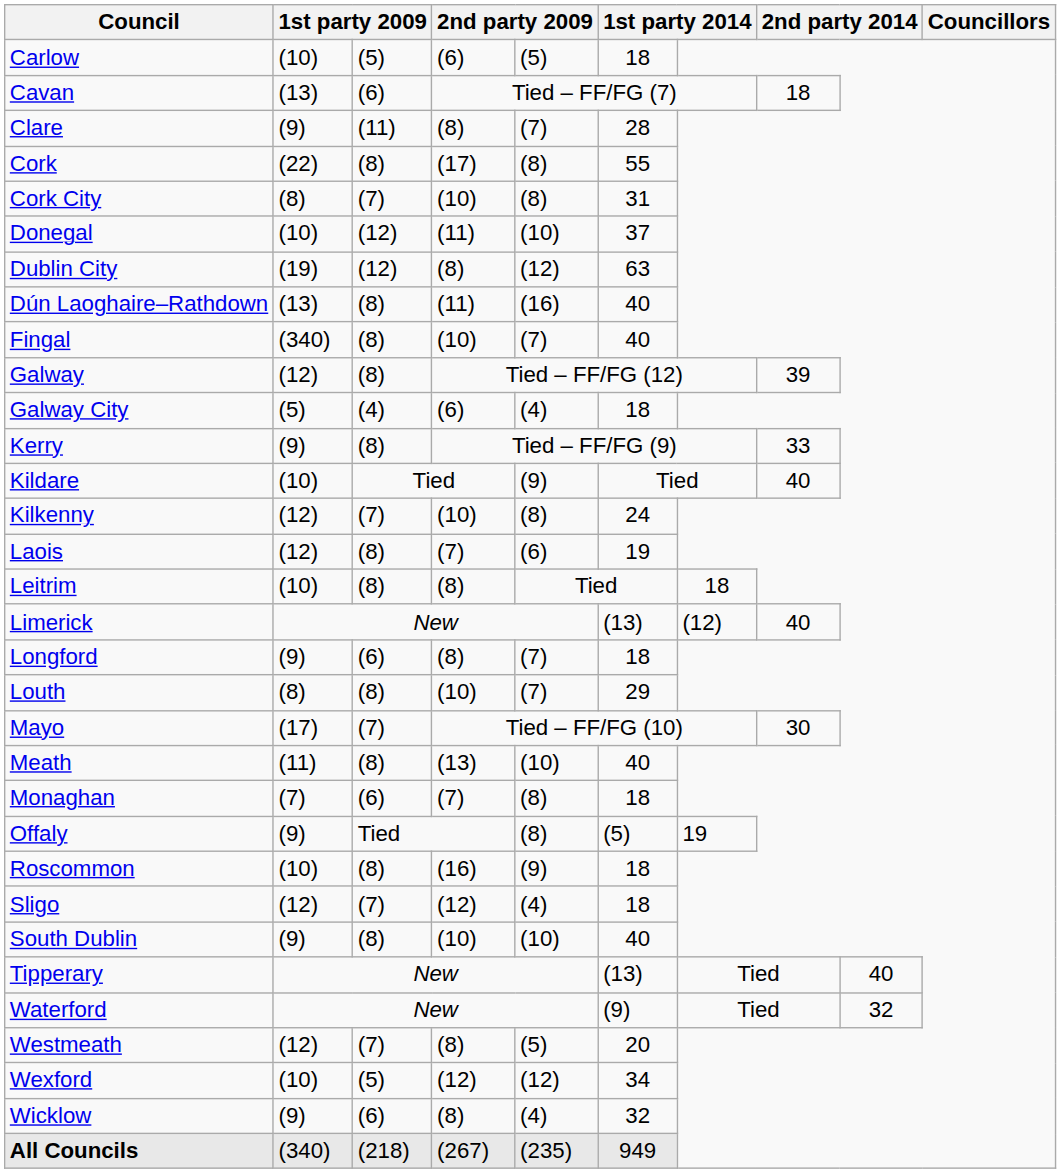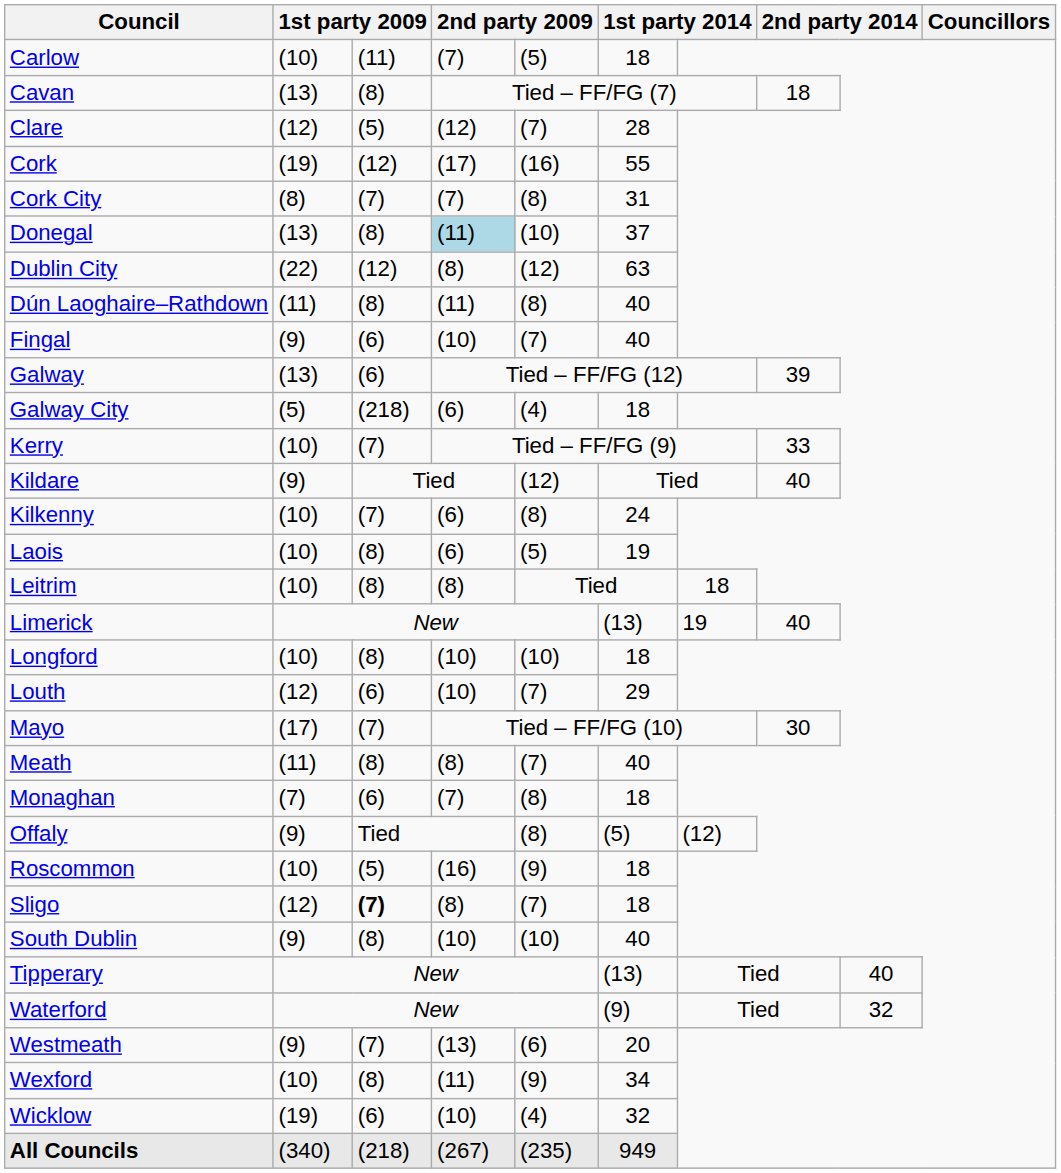(371, 57) (5) -> (377, 57) (11)
(451, 57) (6) -> (451, 57) (7)
(371, 92) (6) -> (371, 92) (8)
(292, 127) (9) -> (298, 127) (12)
(377, 127) (11) -> (371, 127) (5)
(451, 127) (8) -> (457, 127) (12)
(298, 163) (22) -> (298, 163) (19)
(371, 163) (8) -> (378, 163) (12)
(534, 163) (8) -> (540, 163) (16)
(457, 198) (10) -> (451, 198) (7)
(298, 233) (10) -> (298, 233) (13)
(378, 233) (12) -> (371, 233) (8)
(456, 233) no background -> (456, 233) lightblue background
(298, 269) (19) -> (298, 269) (22)
(298, 304) (13) -> (297, 304) (11)
(540, 304) (16) -> (534, 304) (8)
(304, 339) (340) -> (292, 339) (9)
(371, 339) (8) -> (371, 339) (6)
(298, 374) (12) -> (298, 374) (13)
(371, 374) (8) -> (371, 374) (6)
(371, 410) (4) -> (384, 410) (218)
(292, 445) (9) -> (298, 445) (10)
(371, 445) (8) -> (371, 445) (7)
(298, 480) (10) -> (292, 480) (9)
(534, 480) (9) -> (540, 480) (12)
(298, 515) (12) -> (298, 515) (10)
(457, 515) (10) -> (451, 515) (6)
(298, 551) (12) -> (298, 551) (10)
(451, 551) (7) -> (451, 551) (6)
(534, 551) (6) -> (534, 551) (5)
(702, 621) (12) -> (695, 621) 19
(292, 657) (9) -> (298, 657) (10)
(371, 657) (6) -> (371, 657) (8)
(451, 657) (8) -> (457, 657) (10)
(534, 657) (7) -> (540, 657) (10)
(292, 692) (8) -> (298, 692) (12)
(371, 692) (8) -> (371, 692) (6)
(457, 762) (13) -> (451, 762) (8)
(540, 762) (10) -> (534, 762) (7)
(695, 833) 19 -> (702, 833) (12)
(371, 868) (8) -> (371, 868) (5)
(371, 903) normal -> (371, 903) bold
(457, 903) (12) -> (451, 903) (8)
(534, 903) (4) -> (534, 903) (7)
(298, 1045) (12) -> (292, 1045) (9)
(451, 1045) (8) -> (457, 1045) (13)
(534, 1045) (5) -> (534, 1045) (6)
(371, 1080) (5) -> (371, 1080) (8)
(457, 1080) (12) -> (456, 1080) (11)
(540, 1080) (12) -> (534, 1080) (9)
(292, 1115) (9) -> (298, 1115) (19)
(451, 1115) (8) -> (457, 1115) (10)
